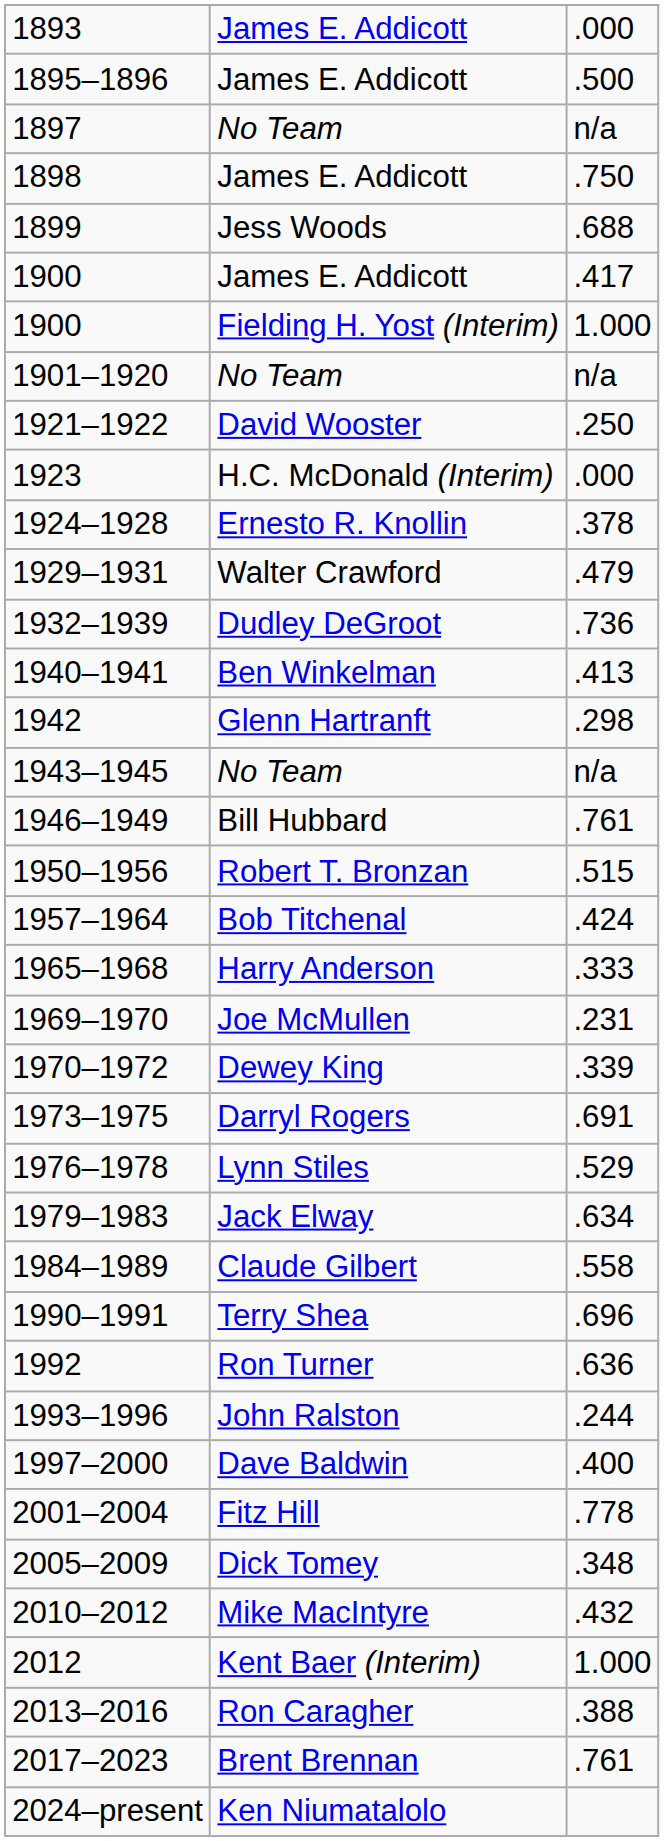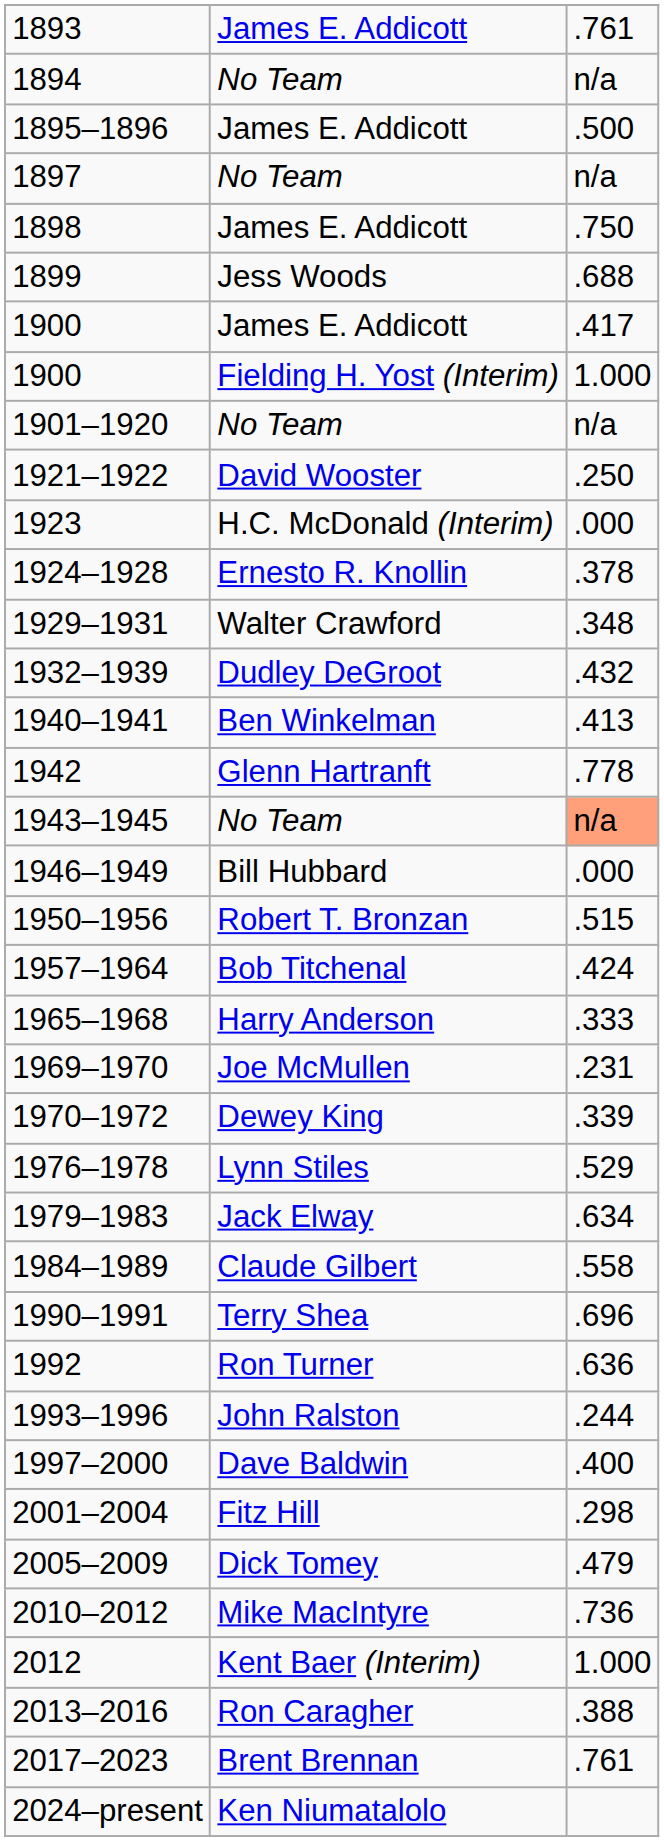(604, 29) .000 -> (604, 29) .761
+ row: (47, 78)
(604, 573) .479 -> (604, 623) .348
(604, 623) .736 -> (604, 672) .432
(604, 721) .298 -> (604, 771) .778
(595, 771) no background -> (595, 820) lightsalmon background
(604, 820) .761 -> (604, 870) .000
- row: (90, 1117)
(604, 1513) .778 -> (604, 1513) .298
(604, 1563) .348 -> (604, 1563) .479
(604, 1612) .432 -> (604, 1612) .736
